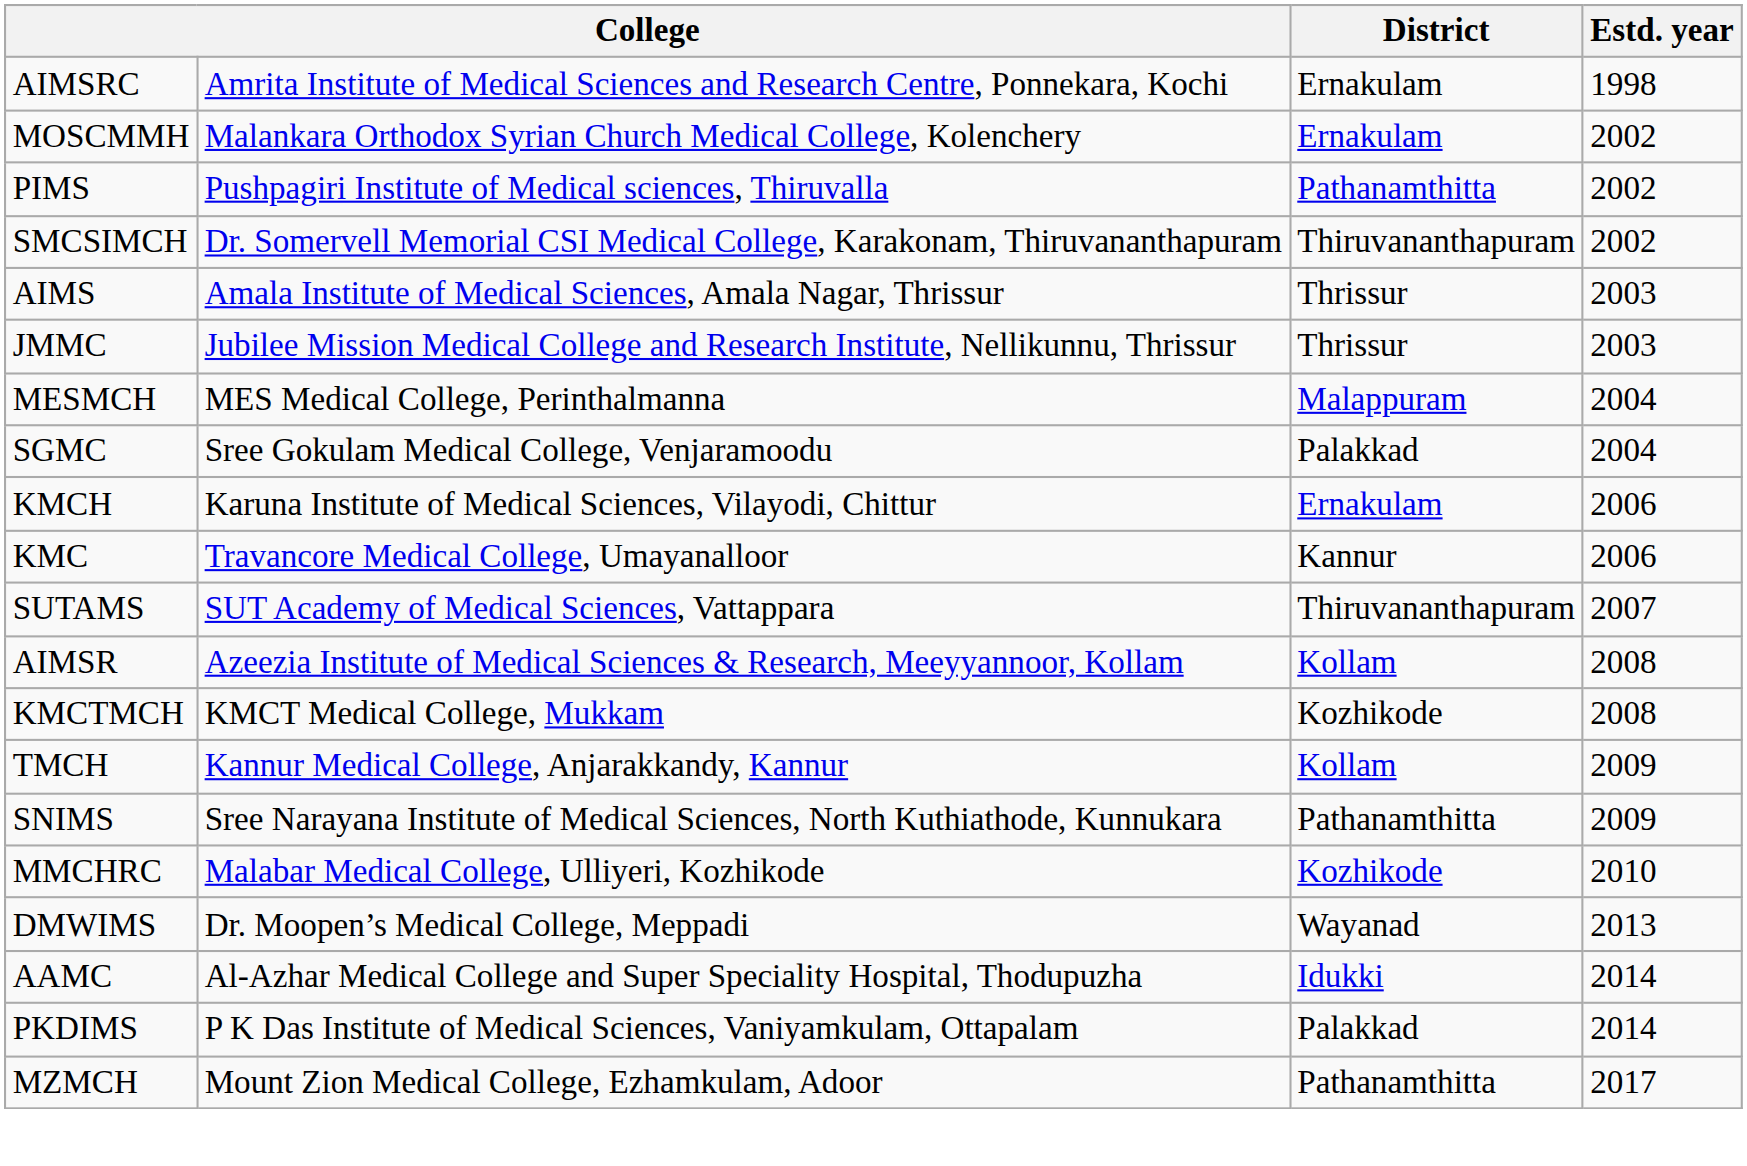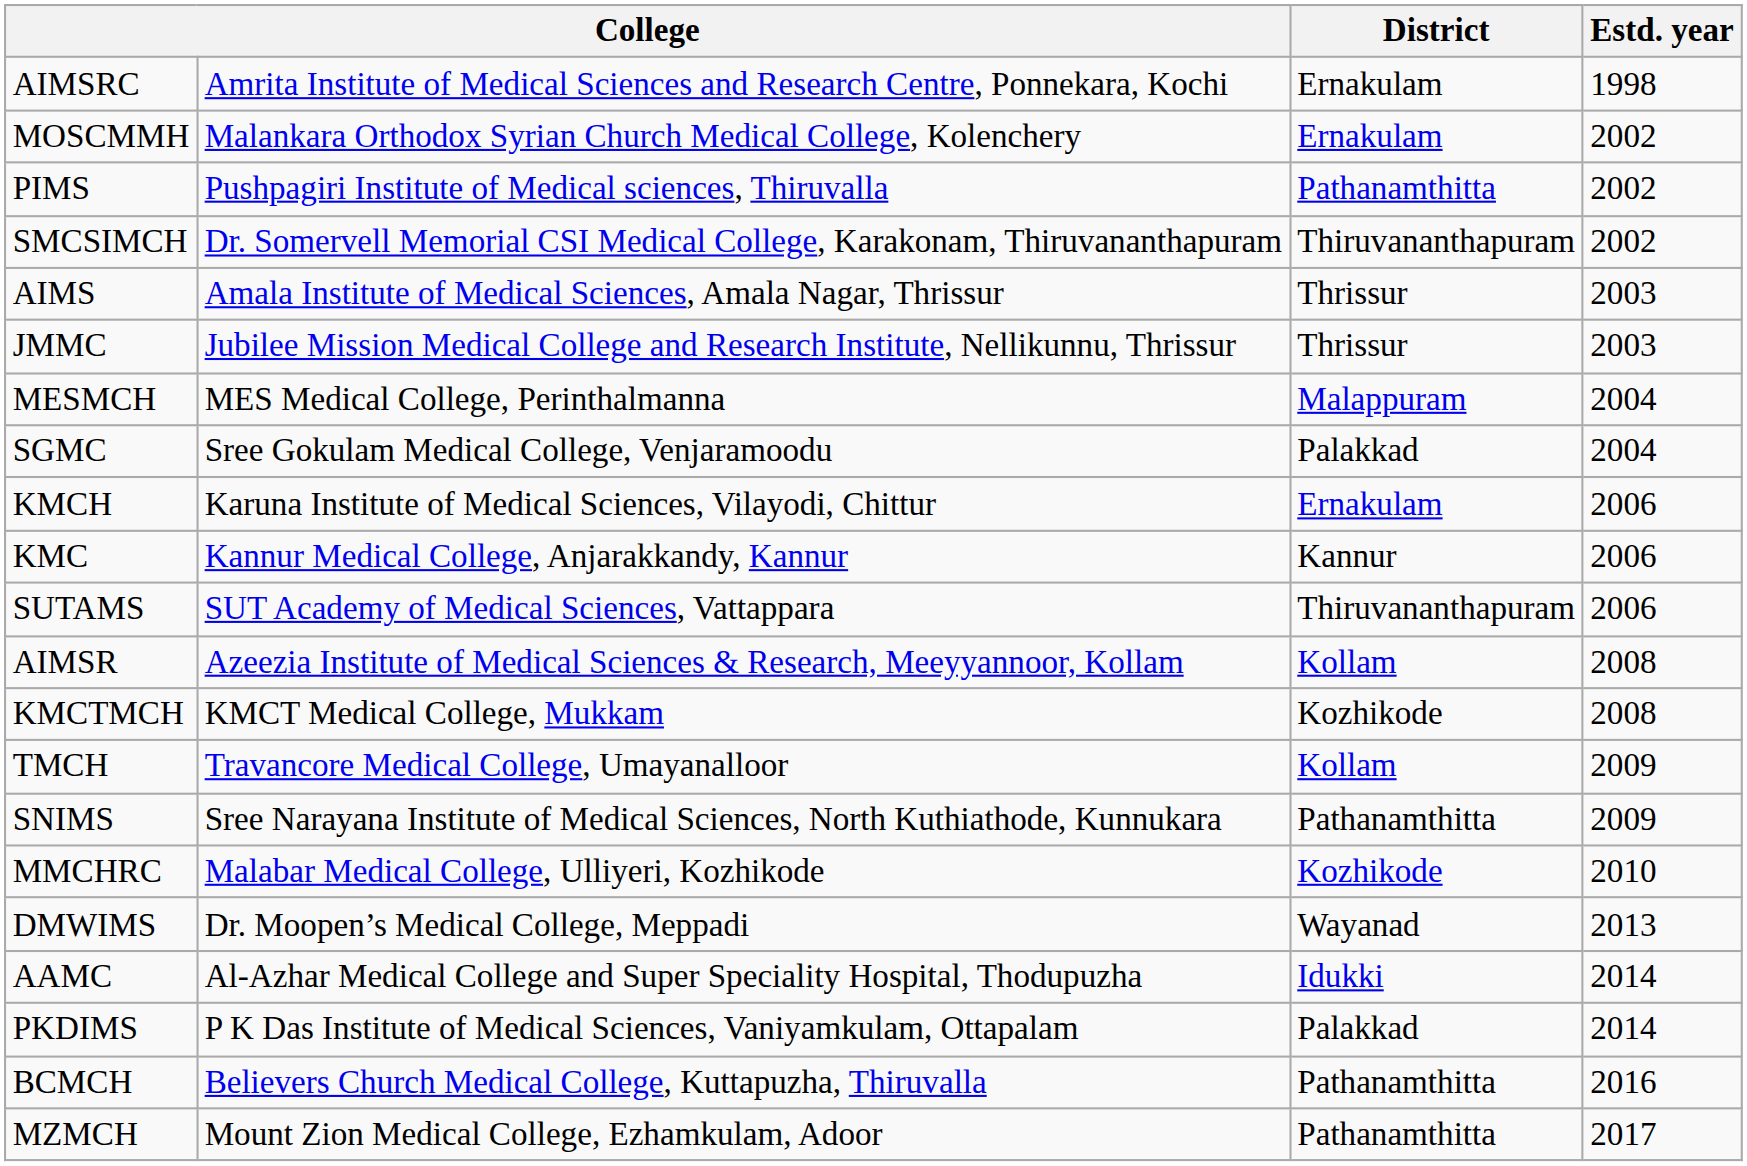(496, 556) Travancore Medical College, Umayanalloor -> (526, 556) Kannur Medical College, Anjarakkandy, Kannur
(1623, 608) 2007 -> (1623, 608) 2006
(526, 766) Kannur Medical College, Anjarakkandy, Kannur -> (496, 766) Travancore Medical College, Umayanalloor
+ row: (72, 1081)
